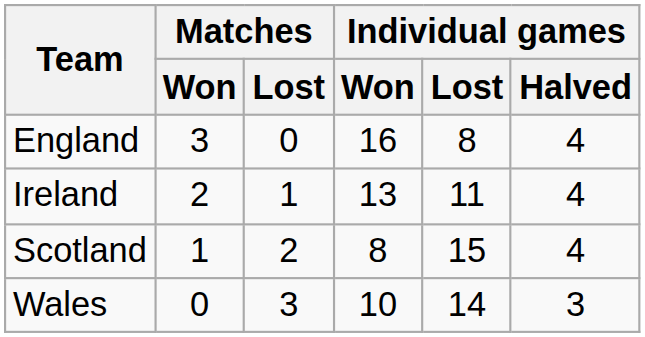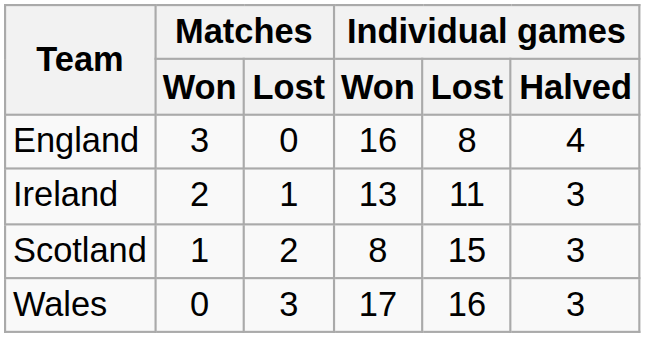(576, 195) 4 -> (576, 195) 3
(576, 250) 4 -> (576, 250) 3
(378, 304) 10 -> (378, 304) 17
(467, 304) 14 -> (467, 304) 16
